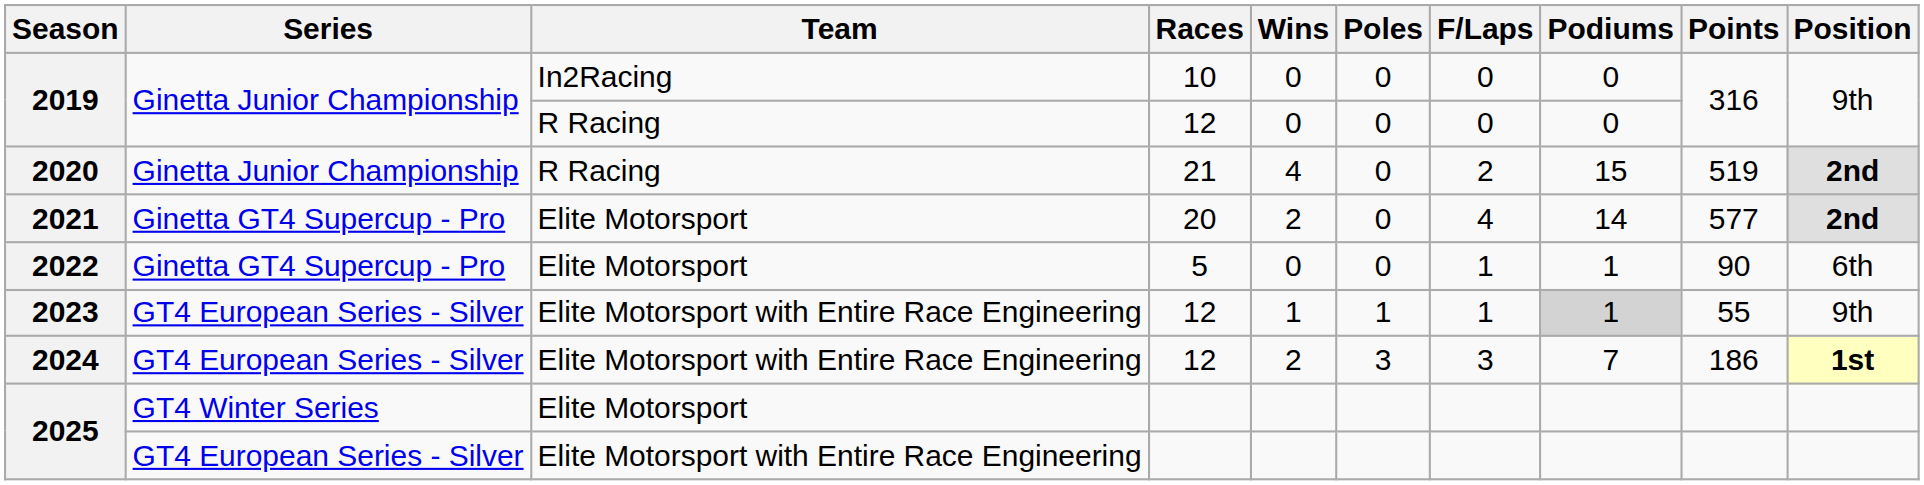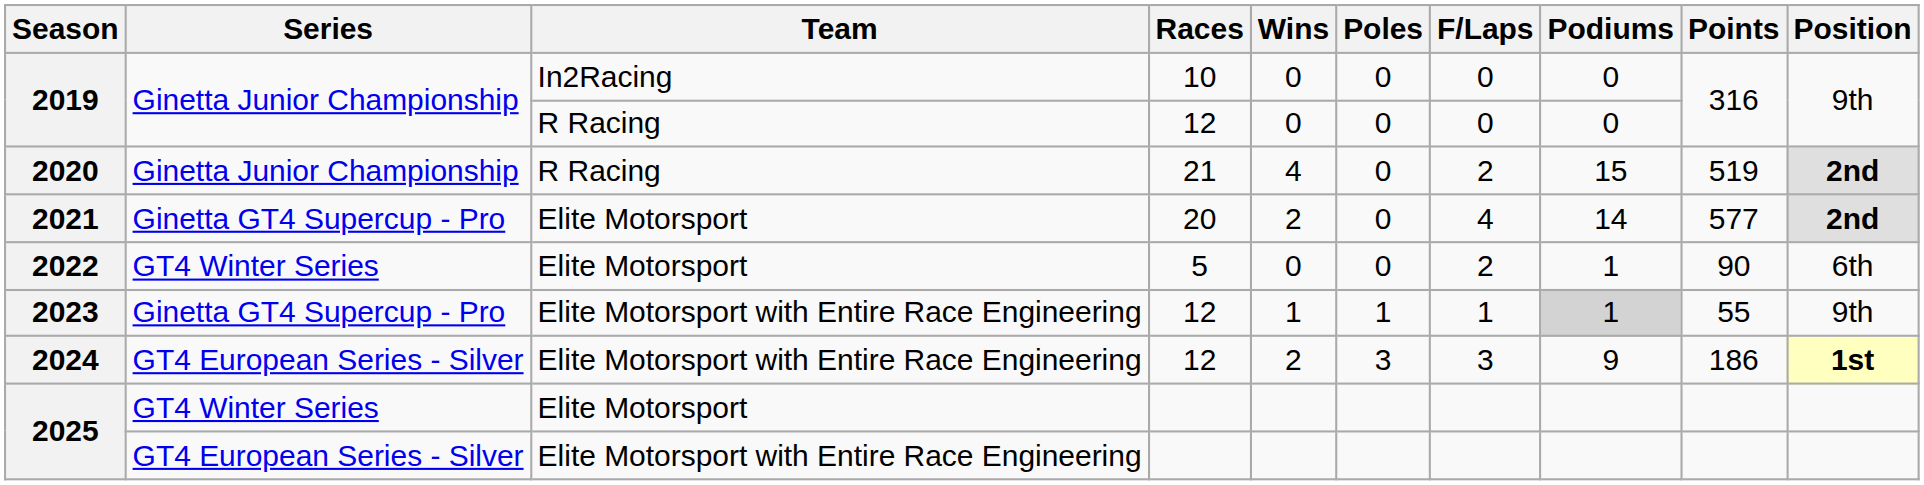(319, 266) Ginetta GT4 Supercup - Pro -> (256, 266) GT4 Winter Series
(1485, 266) 1 -> (1485, 266) 2
(328, 313) GT4 European Series - Silver -> (319, 313) Ginetta GT4 Supercup - Pro
(1611, 360) 7 -> (1611, 360) 9
